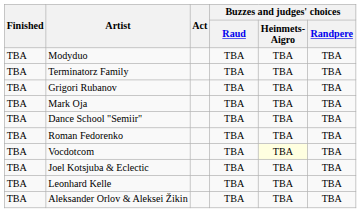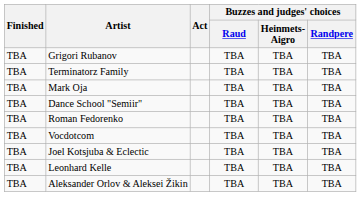- row: (68, 55)
rows swapped: (83, 87) <-> (88, 71)
(283, 151) lightyellow background -> (283, 135) no background
